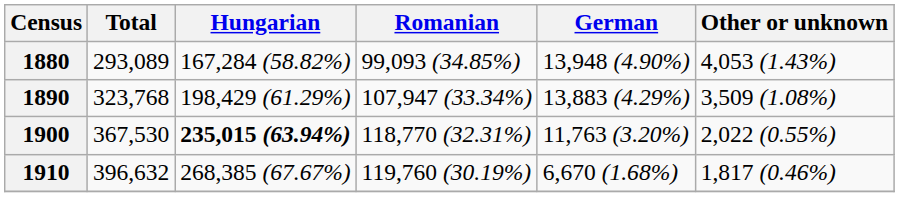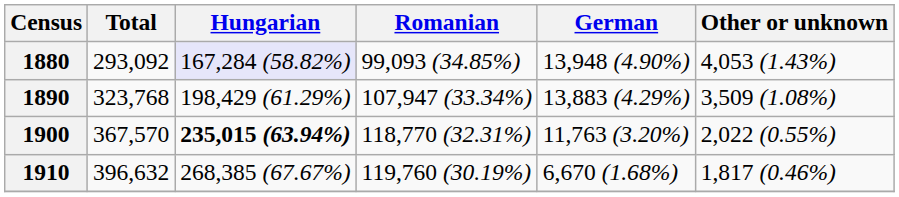(131, 60) 293,089 -> (131, 60) 293,092
(265, 60) no background -> (265, 60) lavender background
(131, 135) 367,530 -> (131, 135) 367,570
